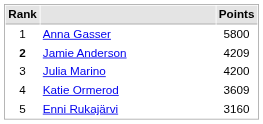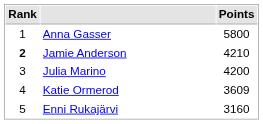(237, 53) 4209 -> (237, 53) 4210
